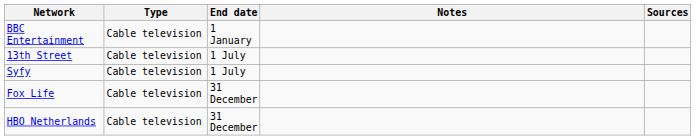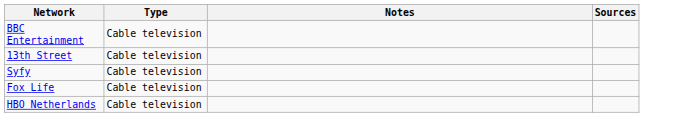- column: (234, 12)
